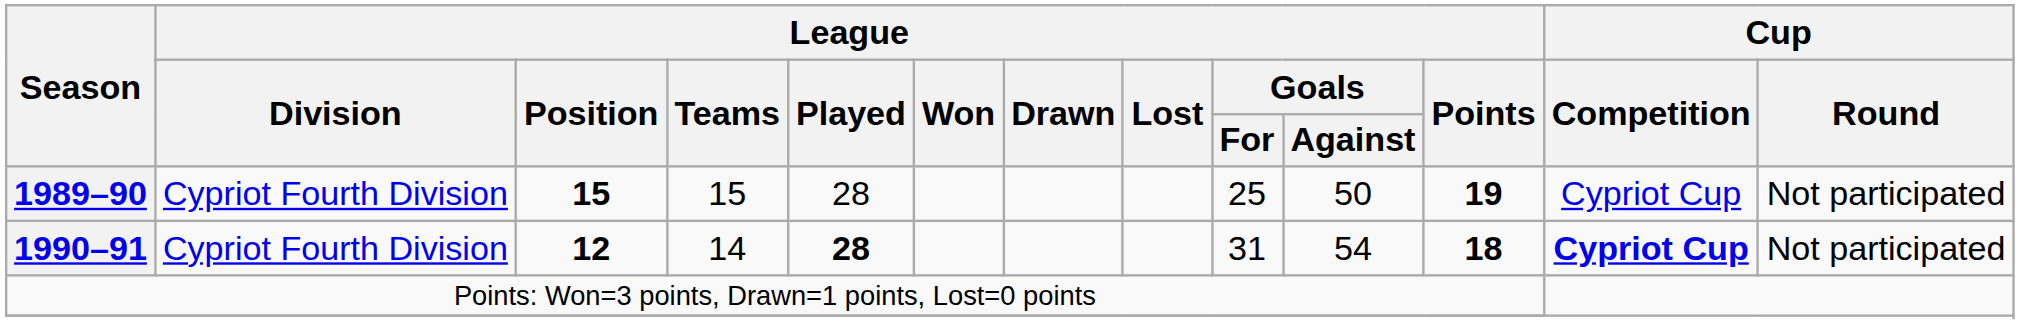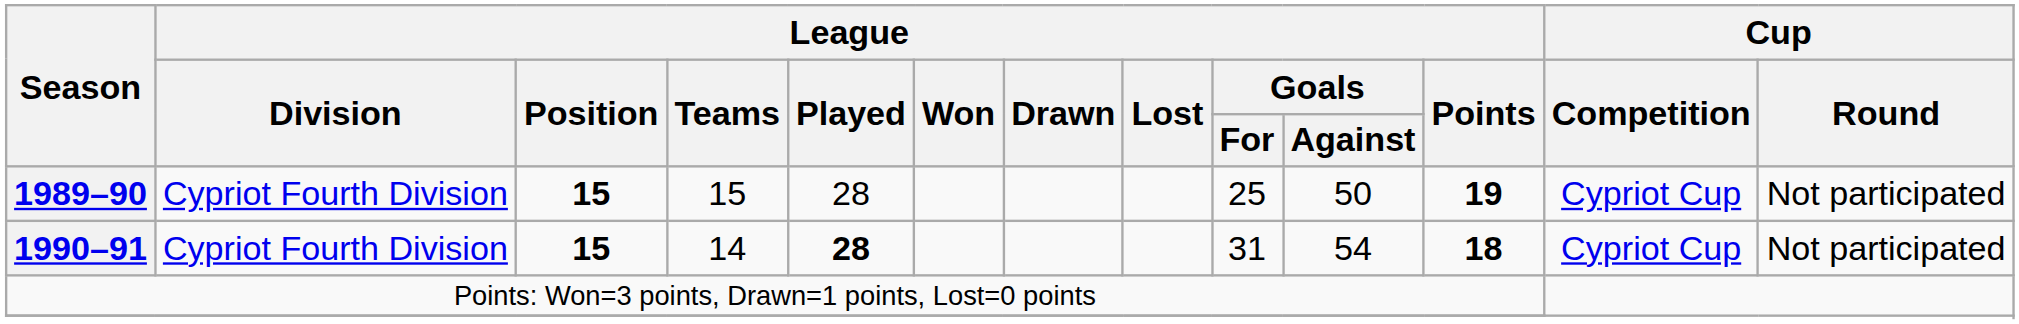(591, 248) 12 -> (591, 248) 15
(1651, 248) bold -> (1651, 248) normal
